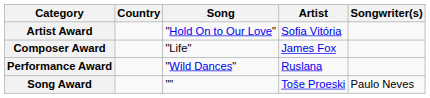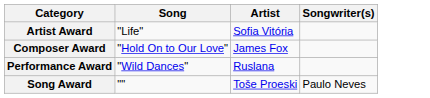- column: (139, 13)
(221, 31) "Hold On to Our Love" -> (130, 31) "Life"
(178, 48) "Life" -> (173, 48) "Hold On to Our Love"
